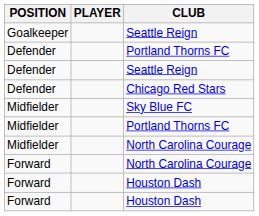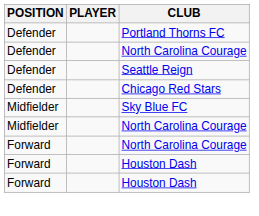- row: (38, 32)
+ row: (31, 51)
- row: (33, 126)
